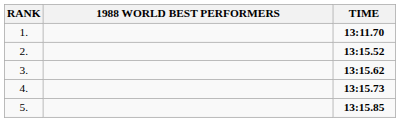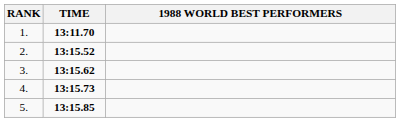columns swapped: (188, 14) <-> (364, 14)
